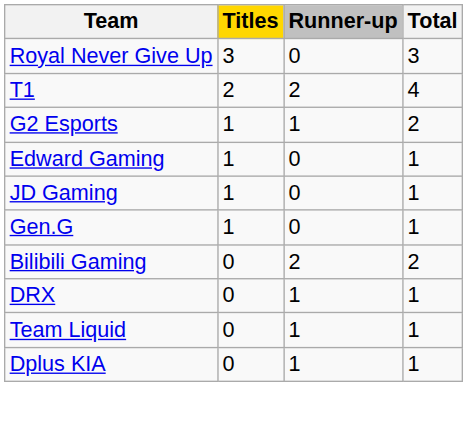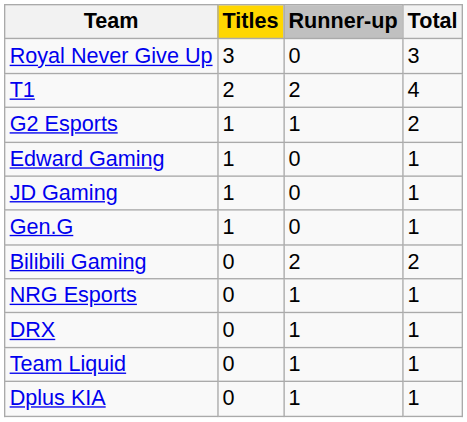+ row: (73, 295)
